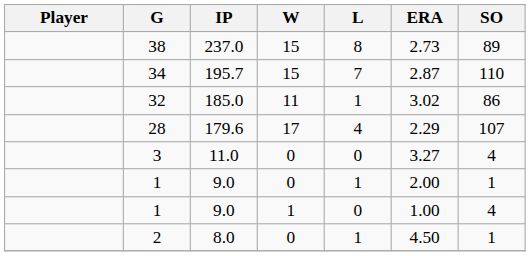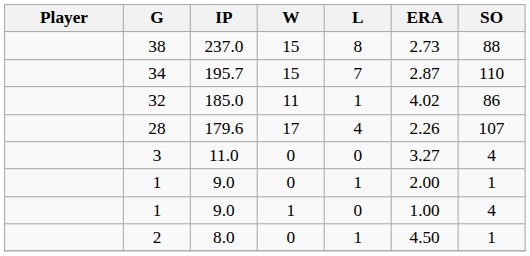(492, 45) 89 -> (492, 45) 88
(425, 100) 3.02 -> (425, 100) 4.02
(425, 127) 2.29 -> (425, 127) 2.26
